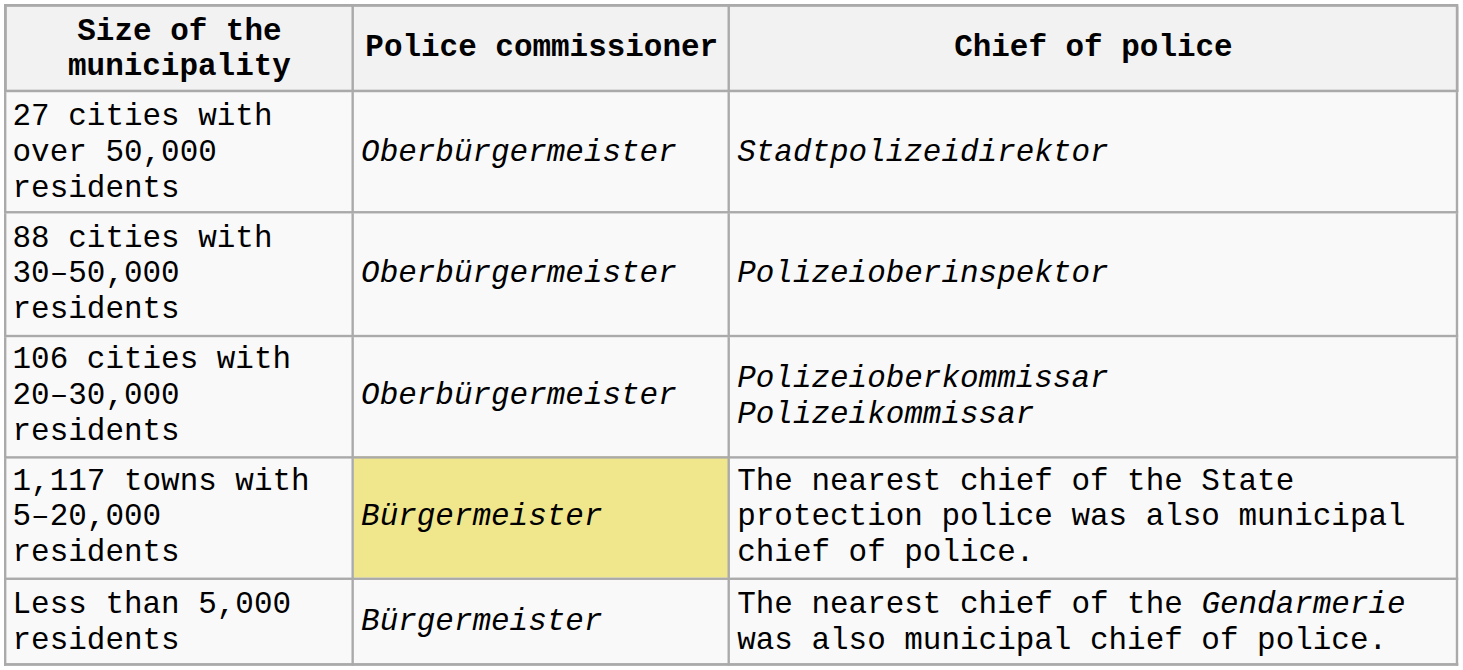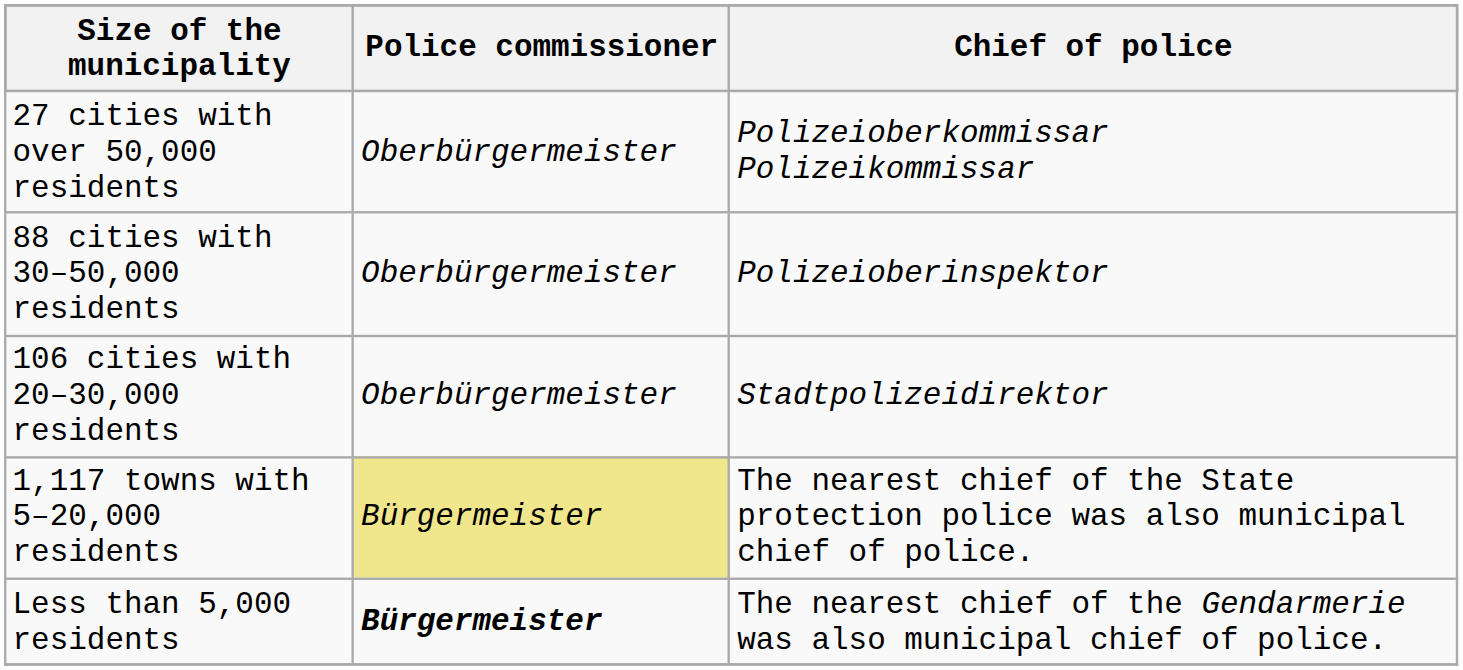(923, 152) Stadtpolizeidirektor -> (923, 152) Polizeioberkommissar Polizeikommissar
(923, 396) Polizeioberkommissar Polizeikommissar -> (923, 396) Stadtpolizeidirektor
(482, 622) normal -> (482, 622) bold
